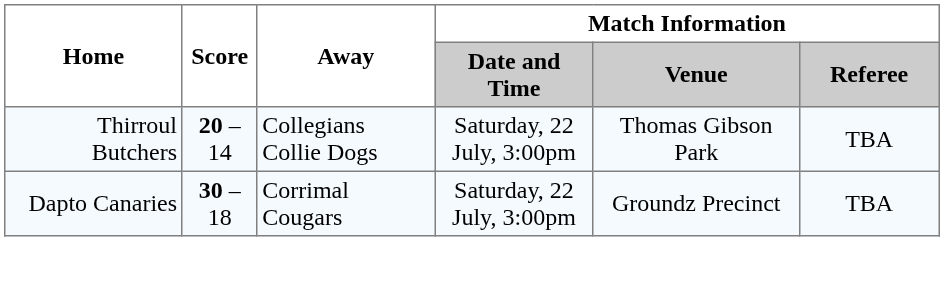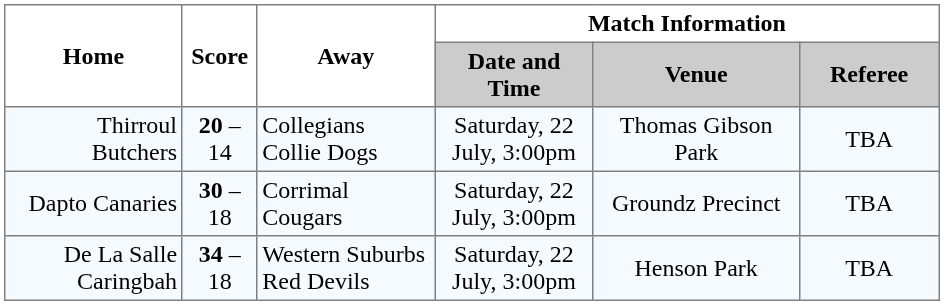+ row: (120, 267)
